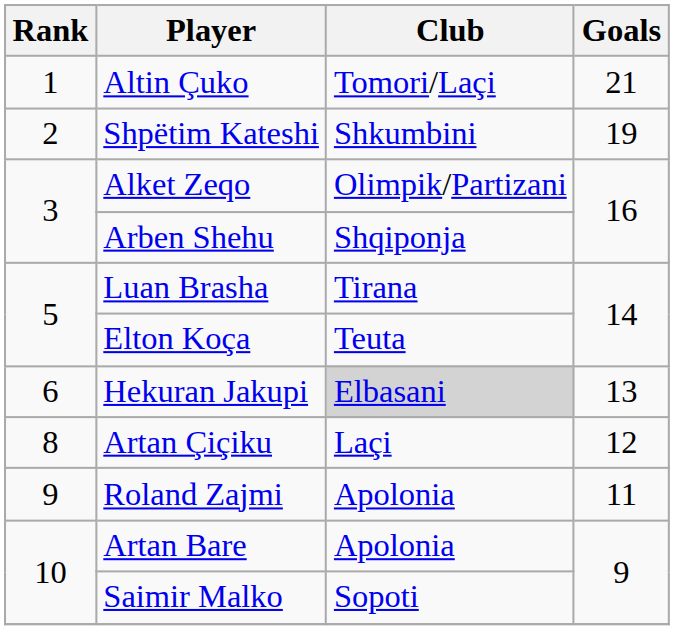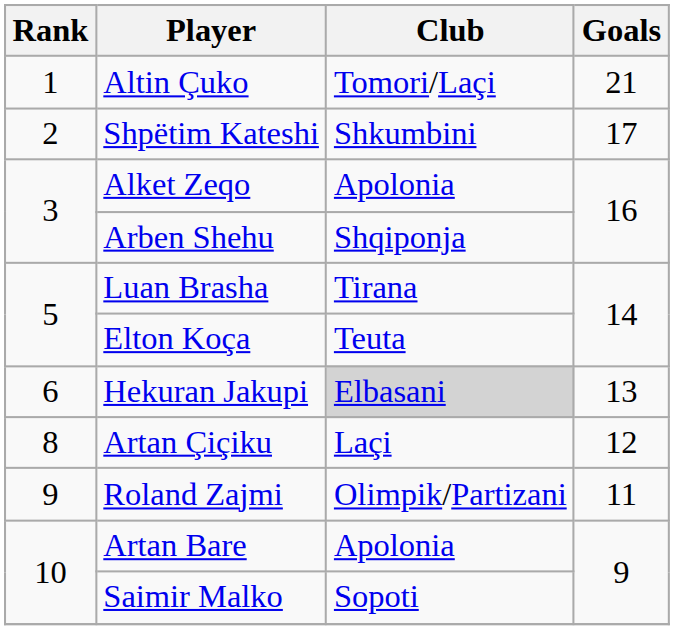(621, 133) 19 -> (621, 133) 17
(450, 184) Olimpik/Partizani -> (394, 184) Apolonia
(394, 493) Apolonia -> (450, 493) Olimpik/Partizani
